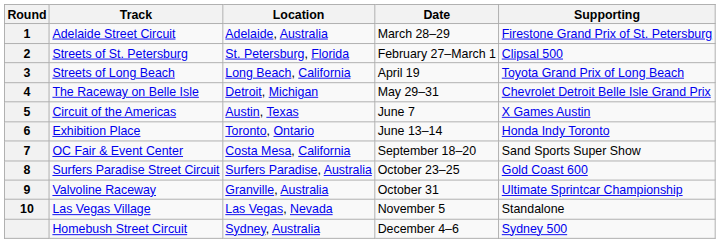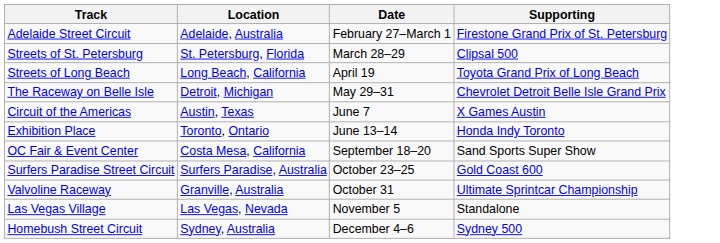- column: (27, 14)
(414, 33) March 28–29 -> (392, 33) February 27–March 1
(437, 53) February 27–March 1 -> (369, 53) March 28–29
